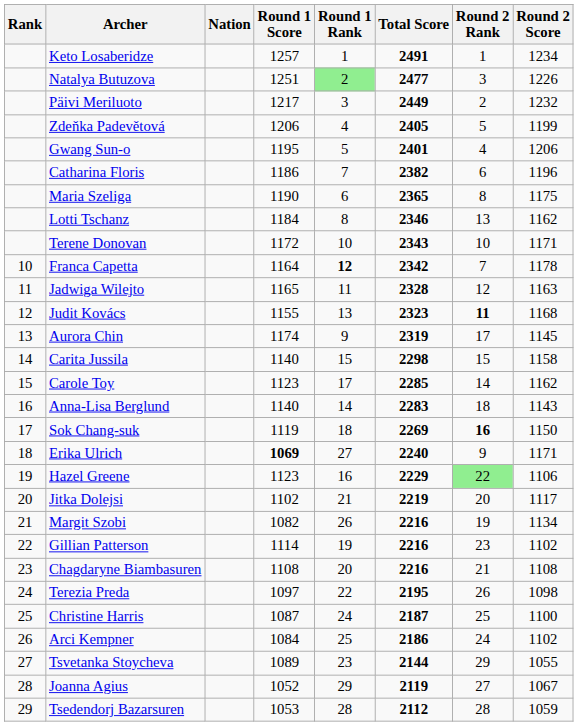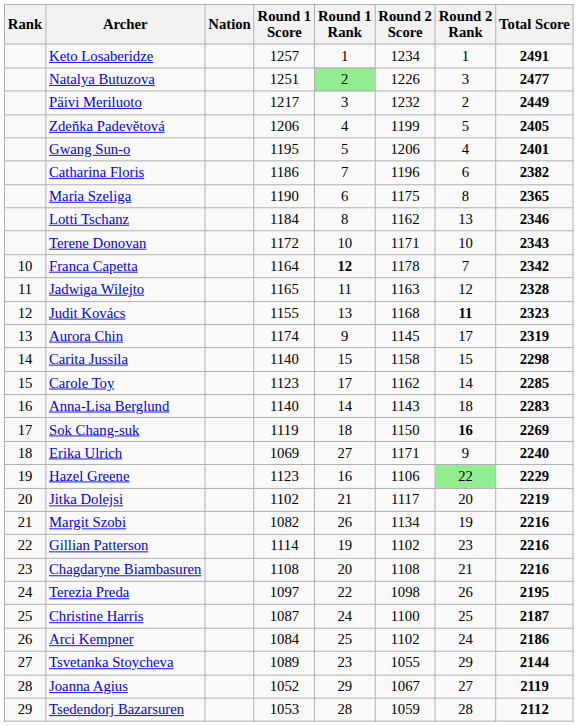columns swapped: (543, 24) <-> (414, 24)
(284, 452) bold -> (284, 452) normal
